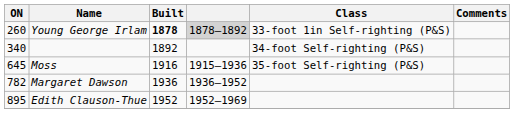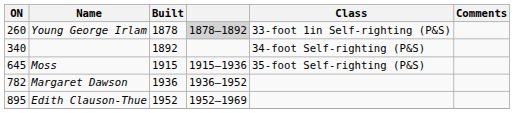(165, 30) bold -> (165, 30) normal
(165, 65) 1916 -> (165, 65) 1915
